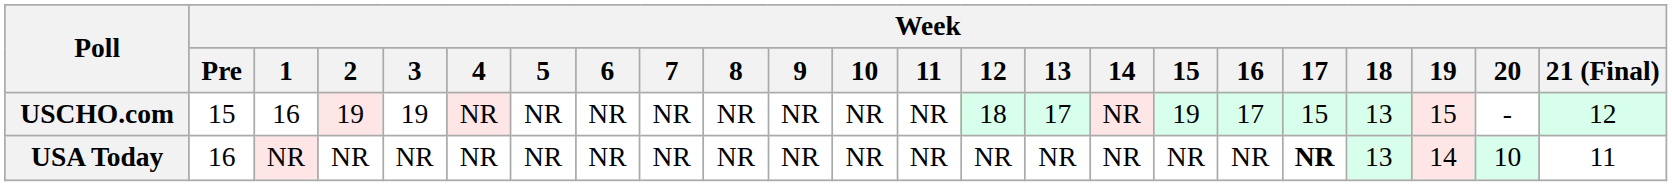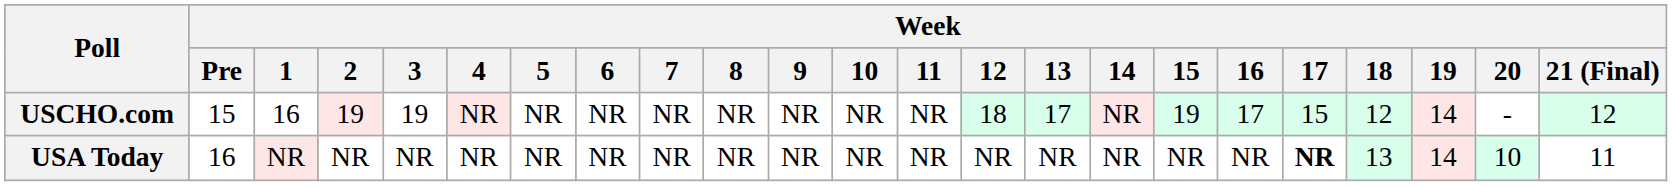(1379, 113) 13 -> (1379, 113) 12
(1443, 113) 15 -> (1443, 113) 14
